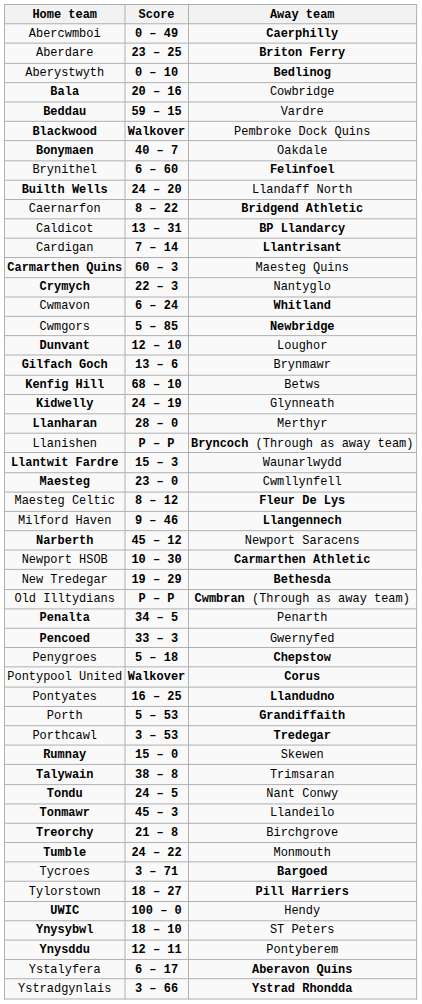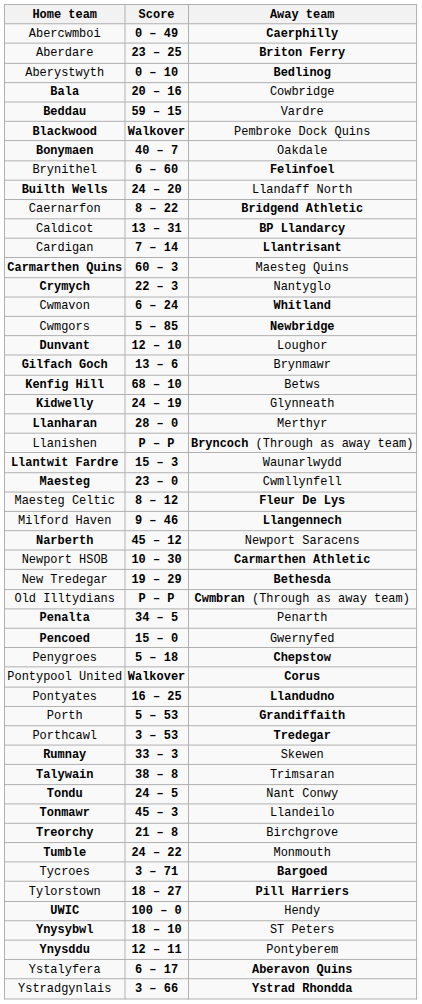(157, 638) 33 – 3 -> (157, 638) 15 – 0
(157, 755) 15 – 0 -> (157, 755) 33 – 3
